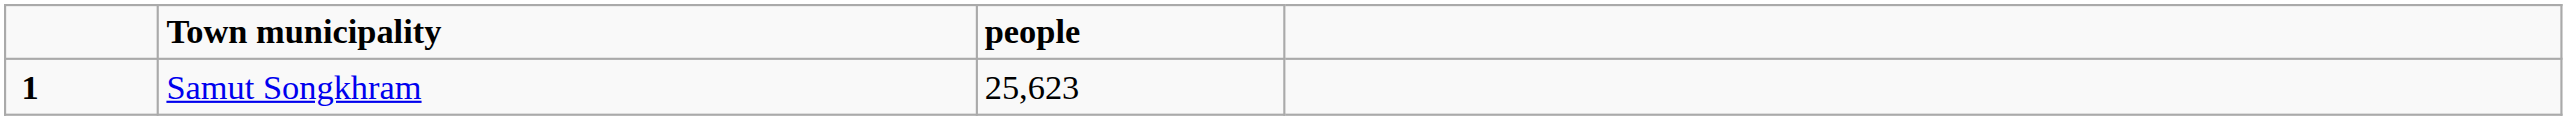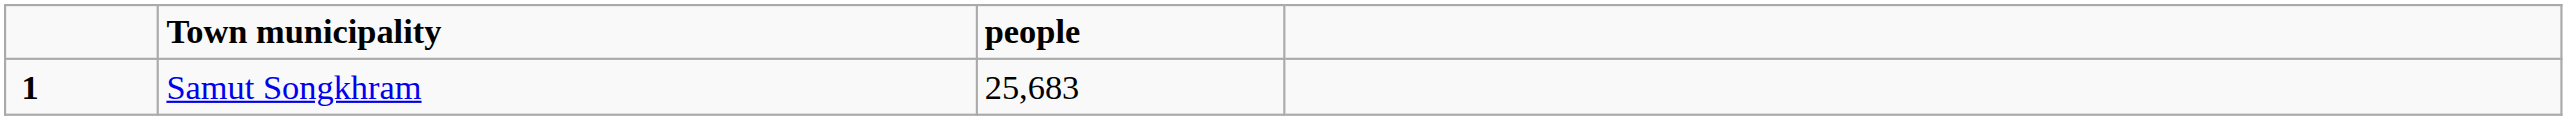(1032, 86) 25,623 -> (1032, 86) 25,683
